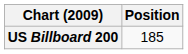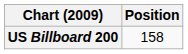(152, 37) 185 -> (152, 37) 158
